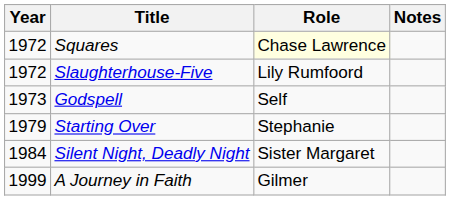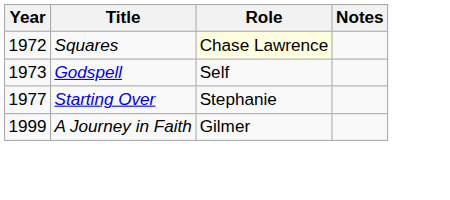- row: (133, 72)
(28, 126) 1979 -> (28, 99) 1977
- row: (152, 153)
